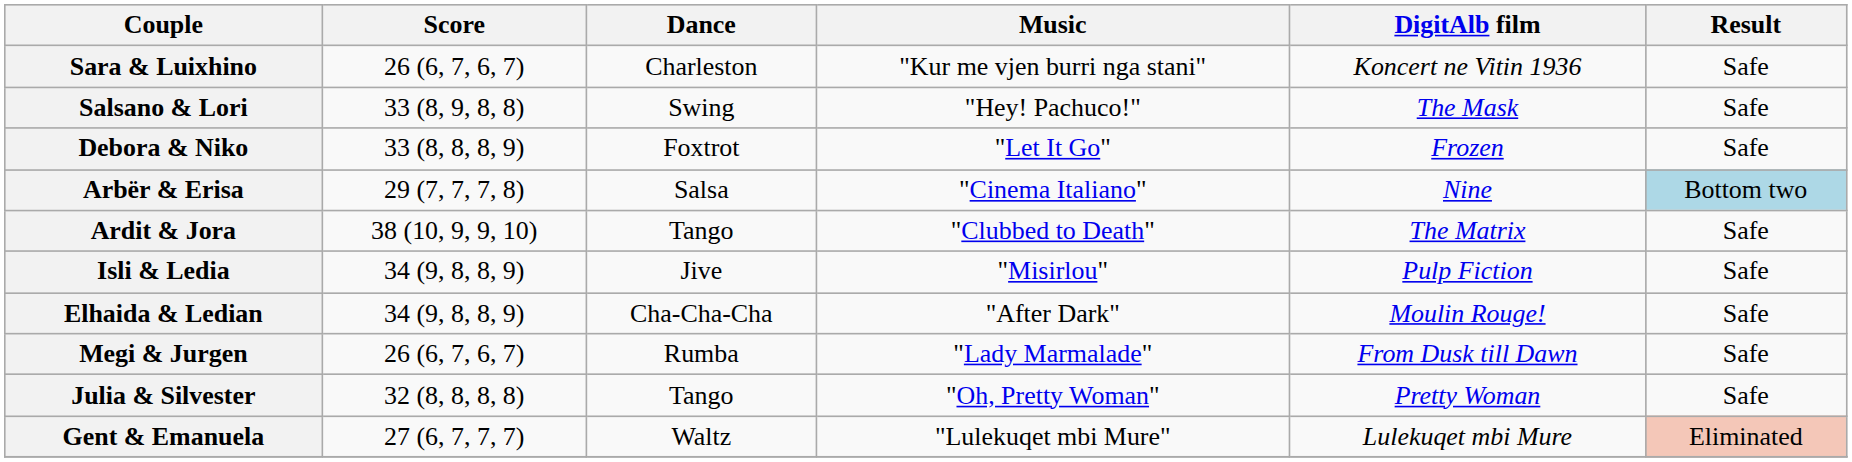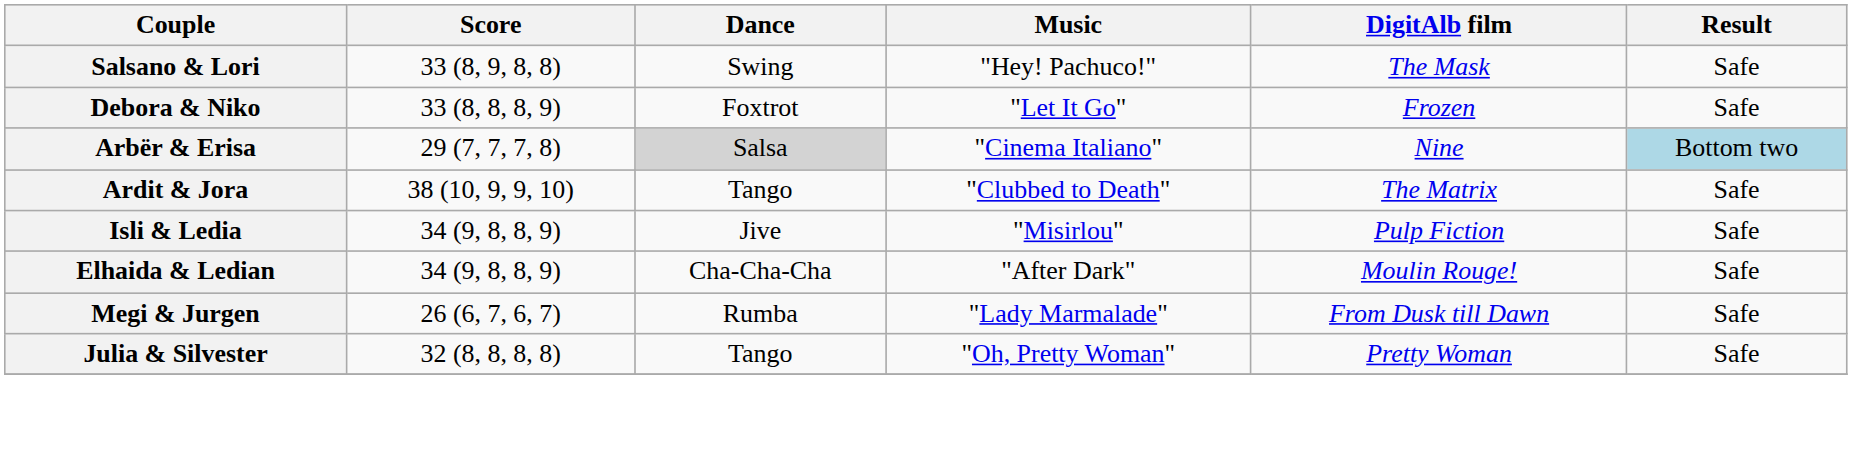- row: (163, 66)
(701, 189) no background -> (760, 148) lightgrey background
- row: (163, 436)
